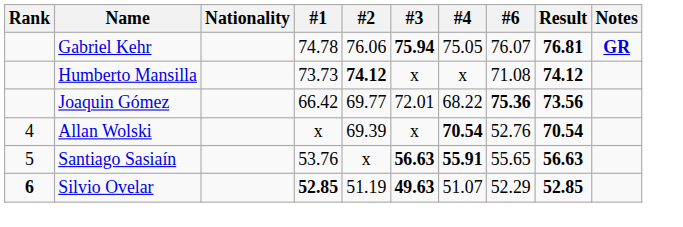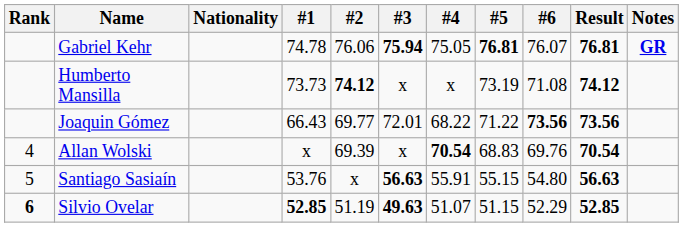+ column: (499, 18)
(318, 103) 66.42 -> (306, 123) 66.43
(511, 103) 75.36 -> (547, 123) 73.56
(511, 131) 52.76 -> (547, 151) 69.76
(463, 159) bold -> (451, 179) normal
(511, 159) 55.65 -> (547, 179) 54.80
